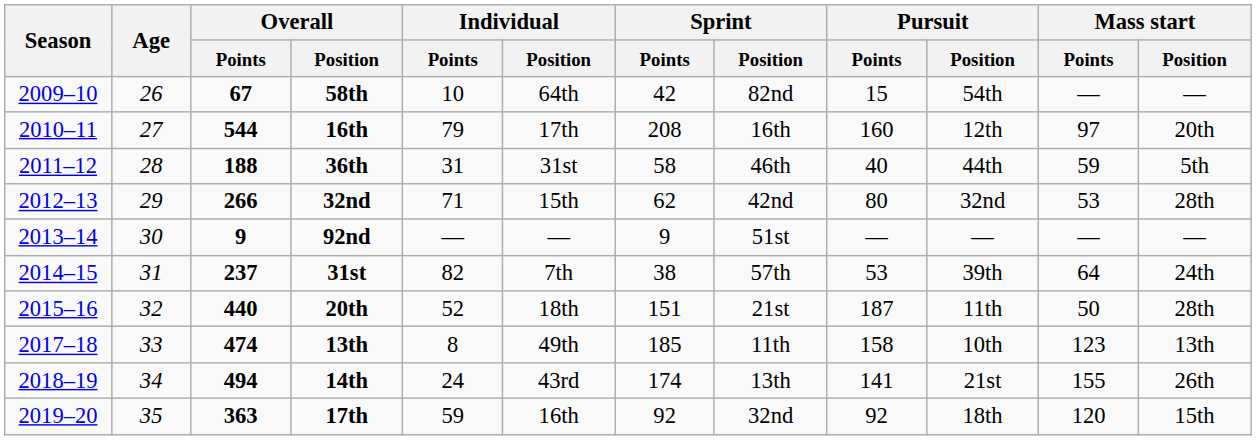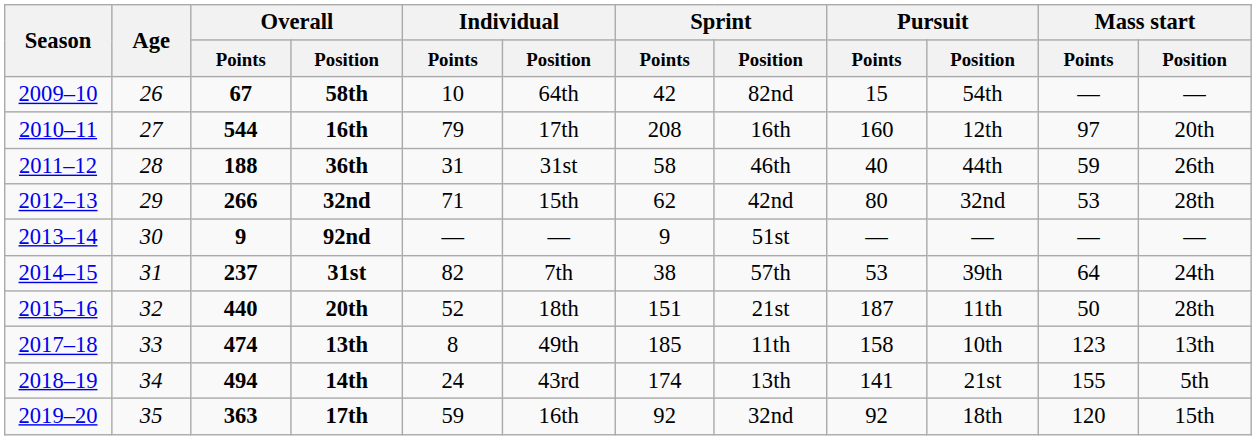(1195, 165) 5th -> (1195, 165) 26th
(1195, 380) 26th -> (1195, 380) 5th
